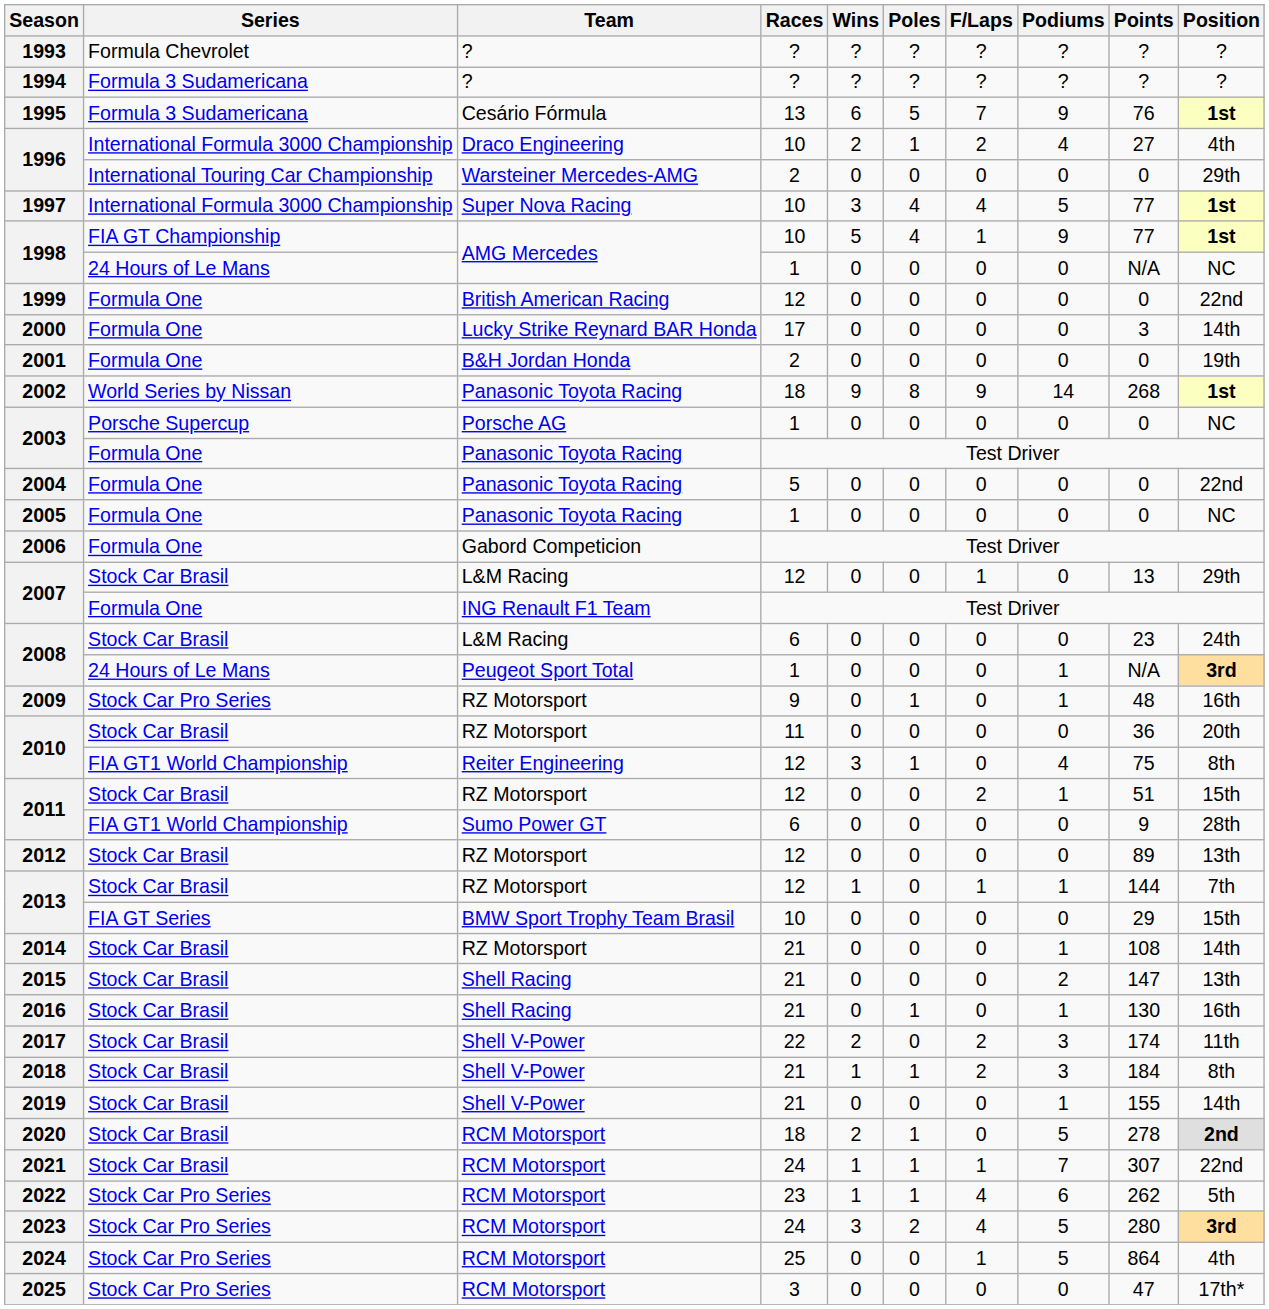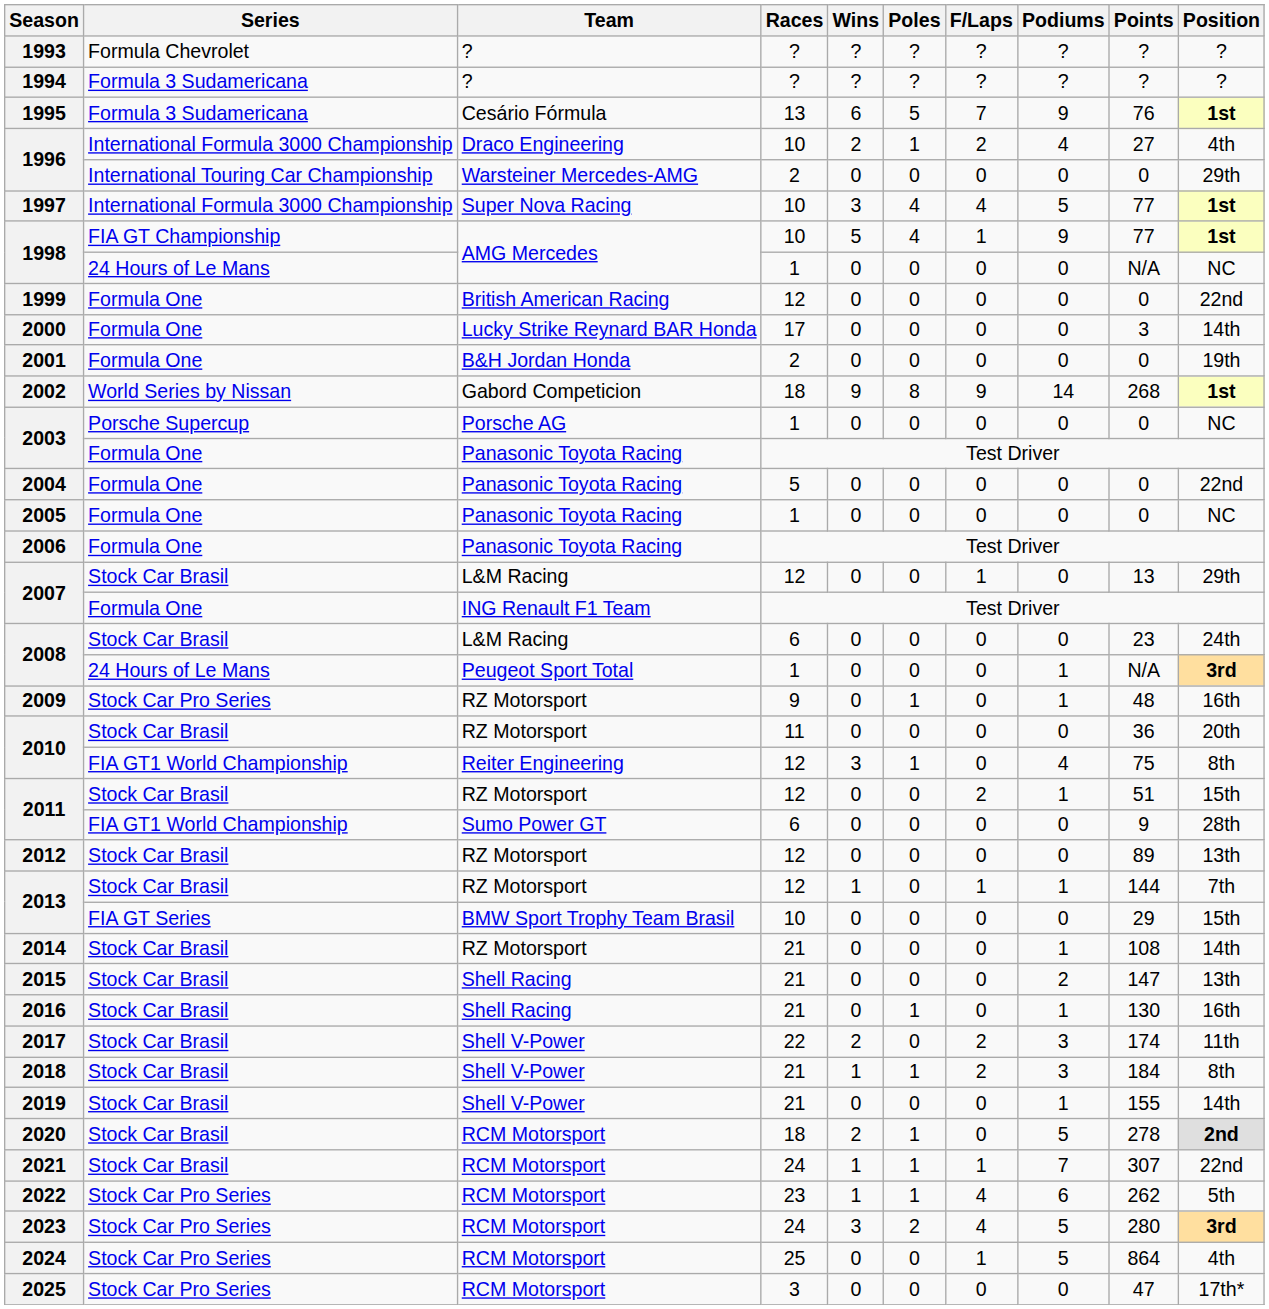(572, 392) Panasonic Toyota Racing -> (551, 392) Gabord Competicion
(551, 547) Gabord Competicion -> (572, 547) Panasonic Toyota Racing
